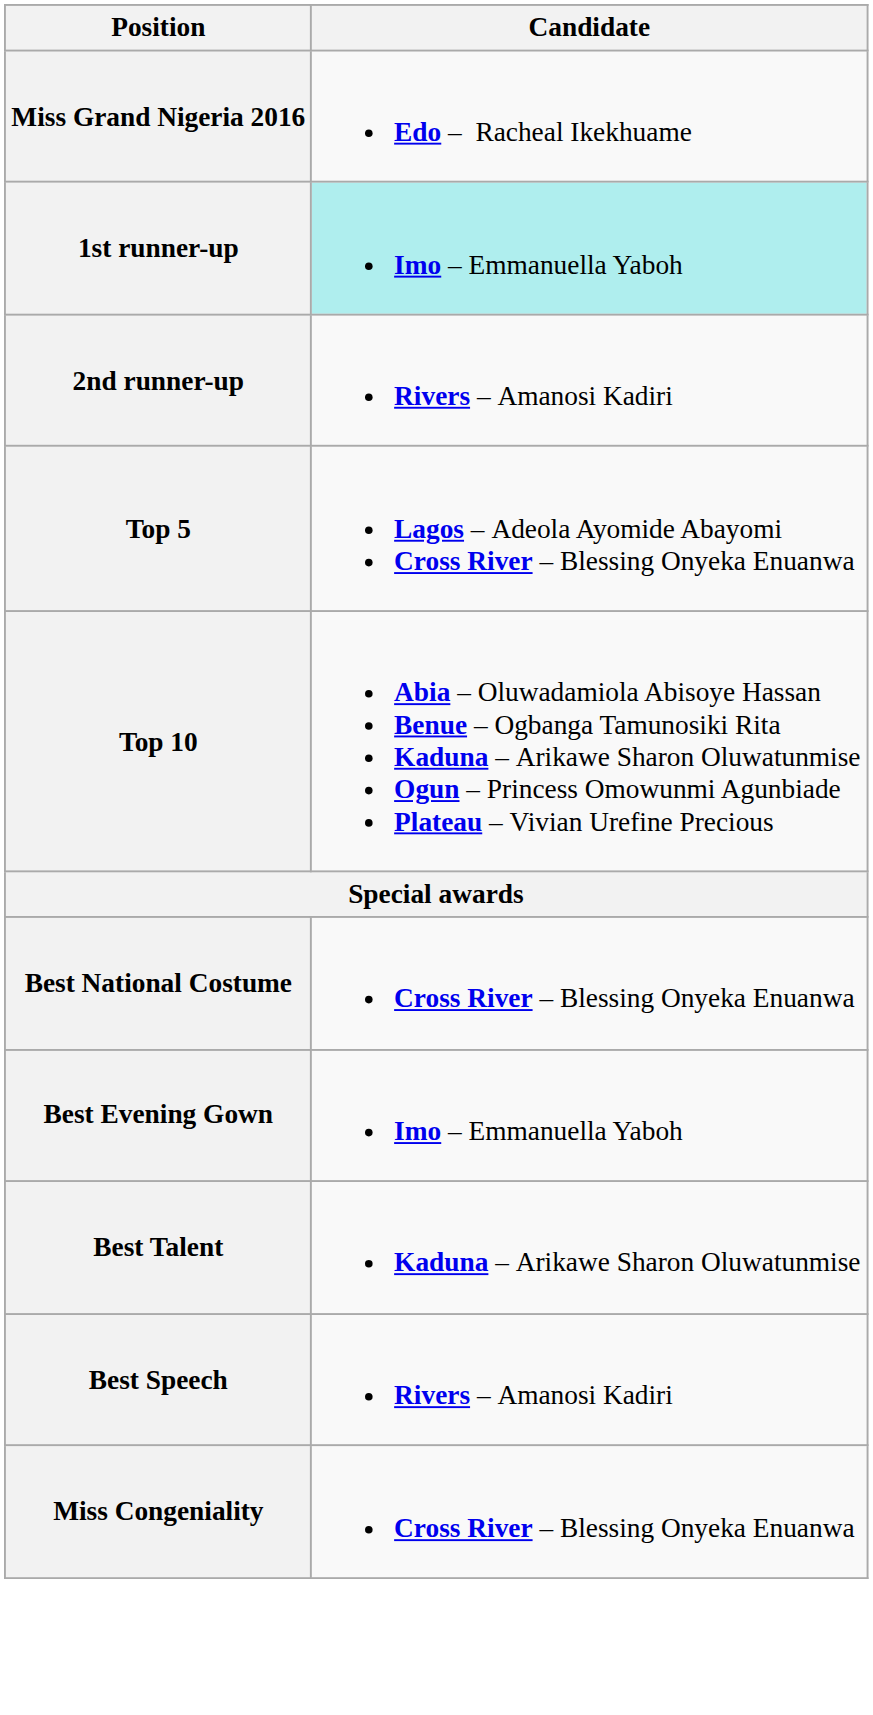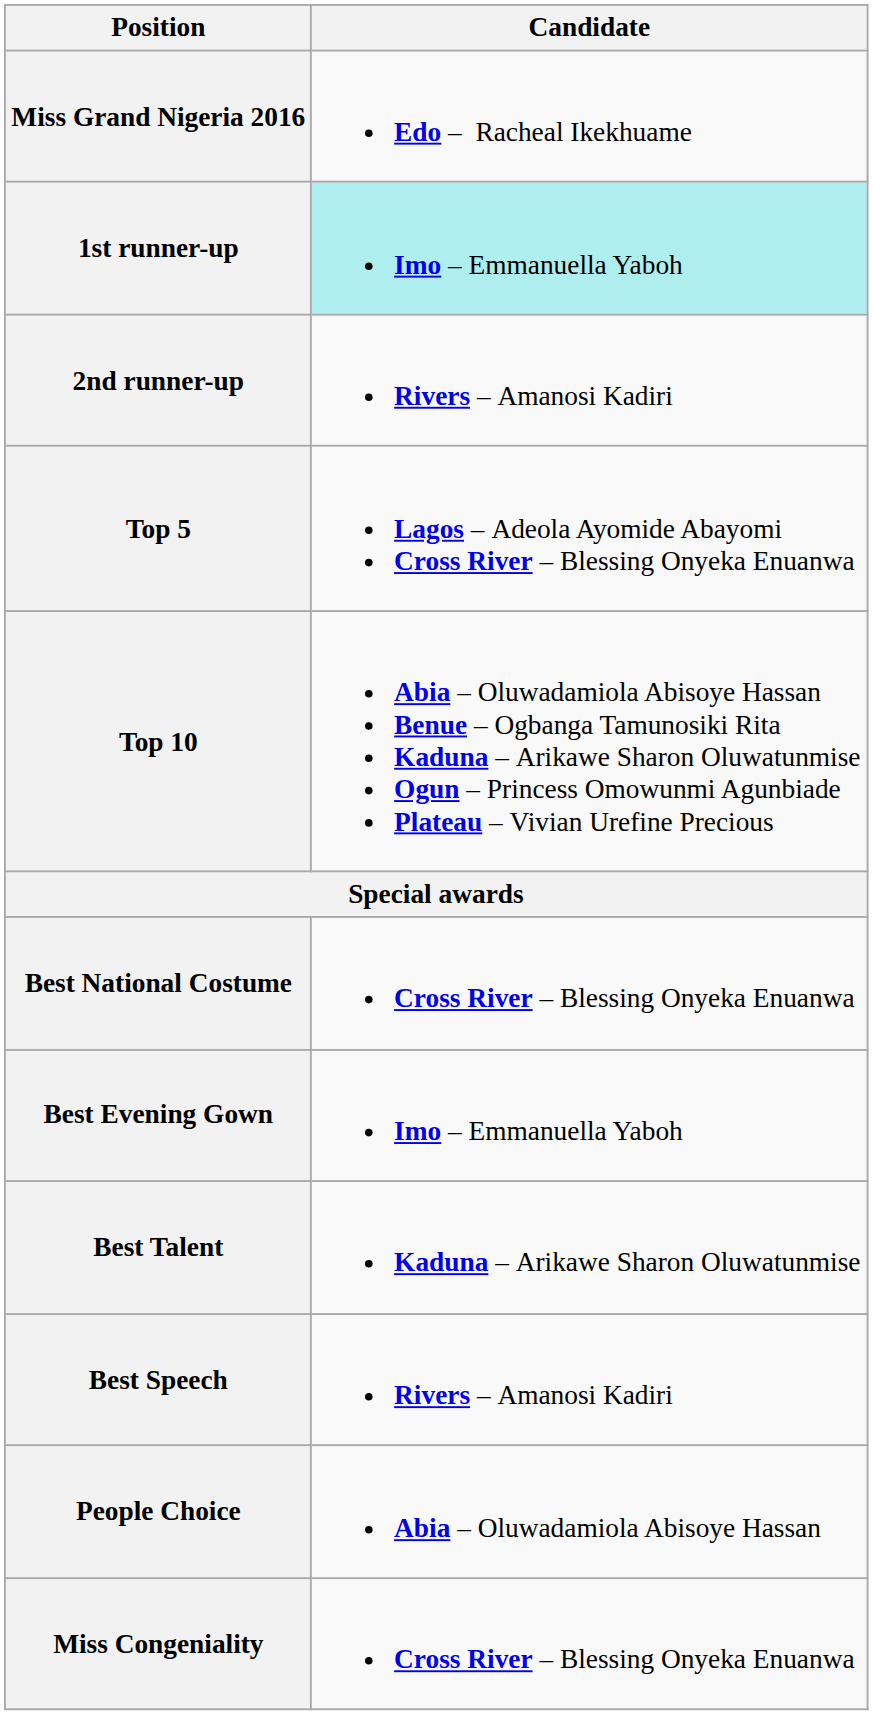+ row: (158, 1511)
